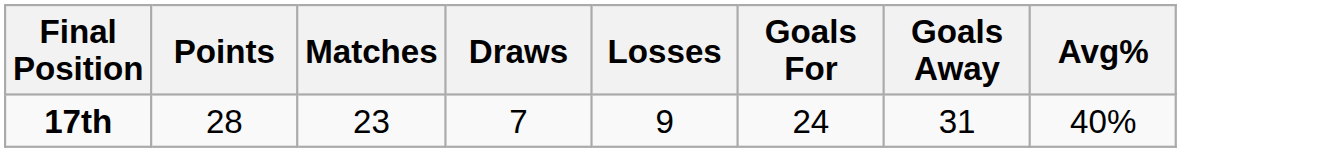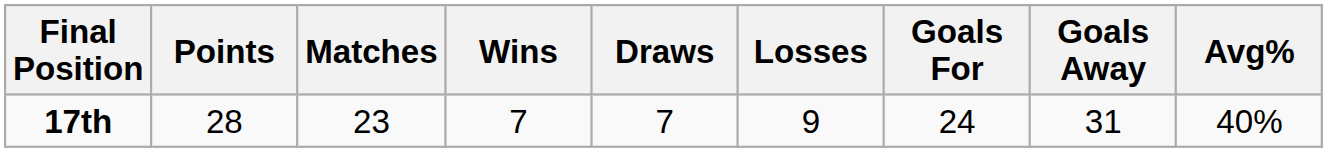+ column: (518, 50)
